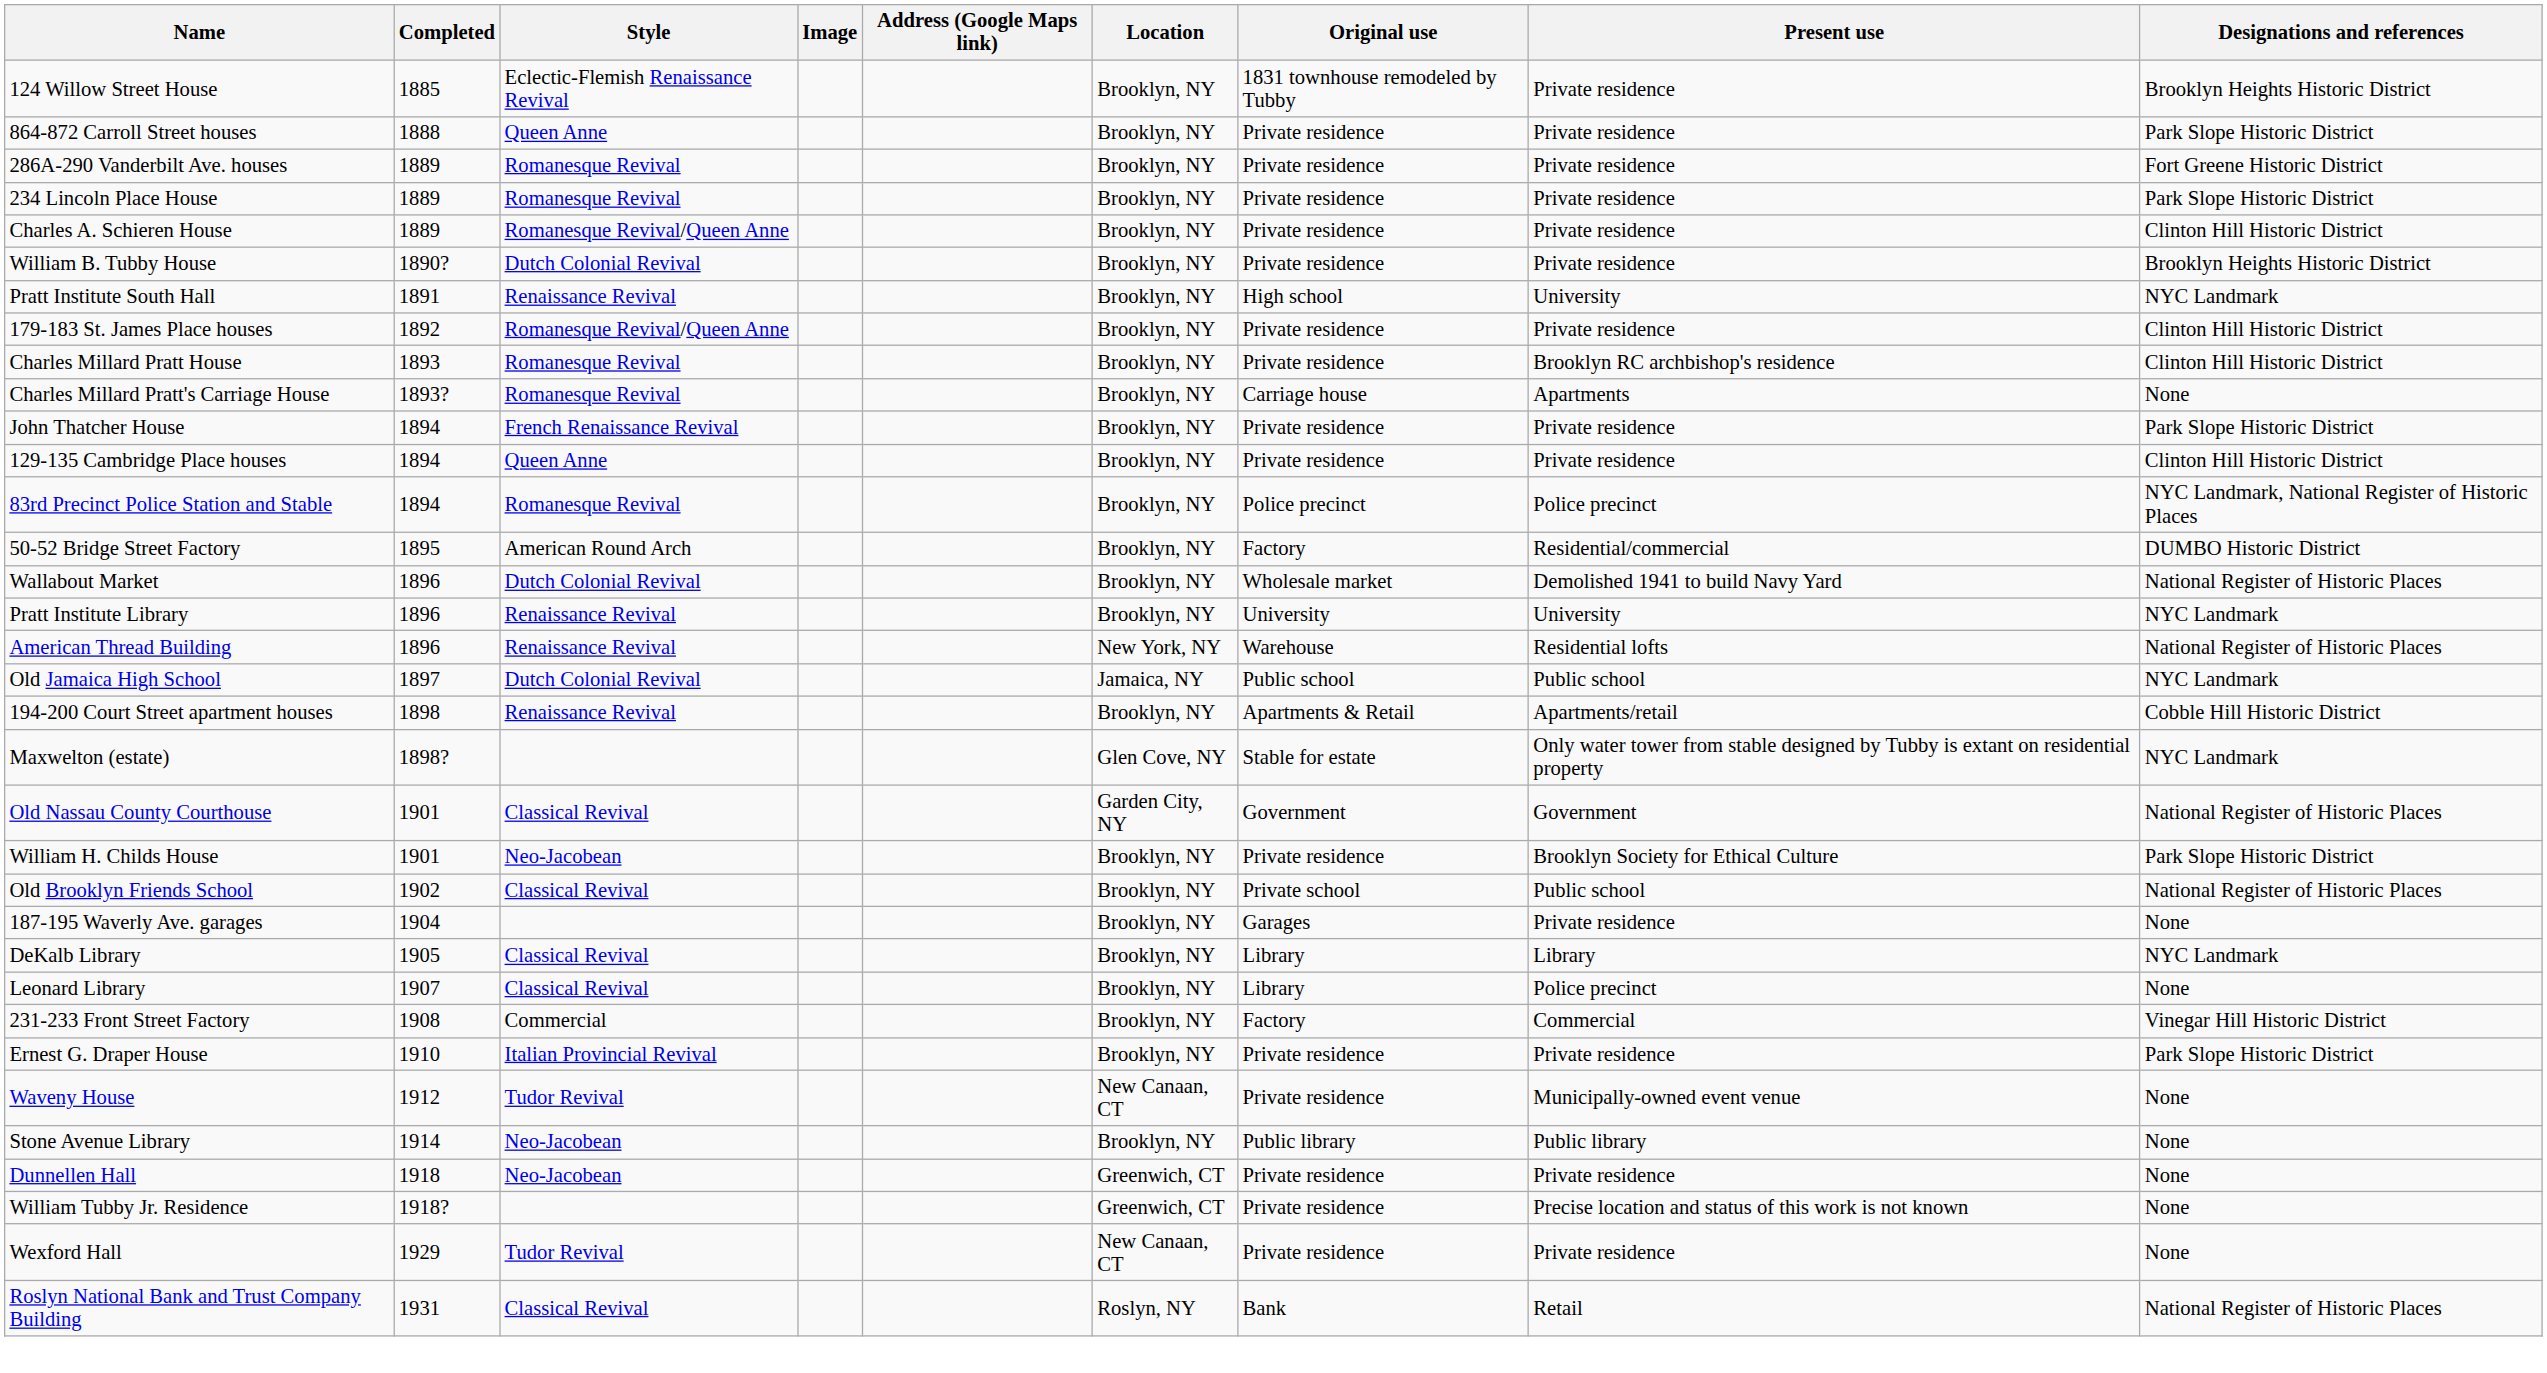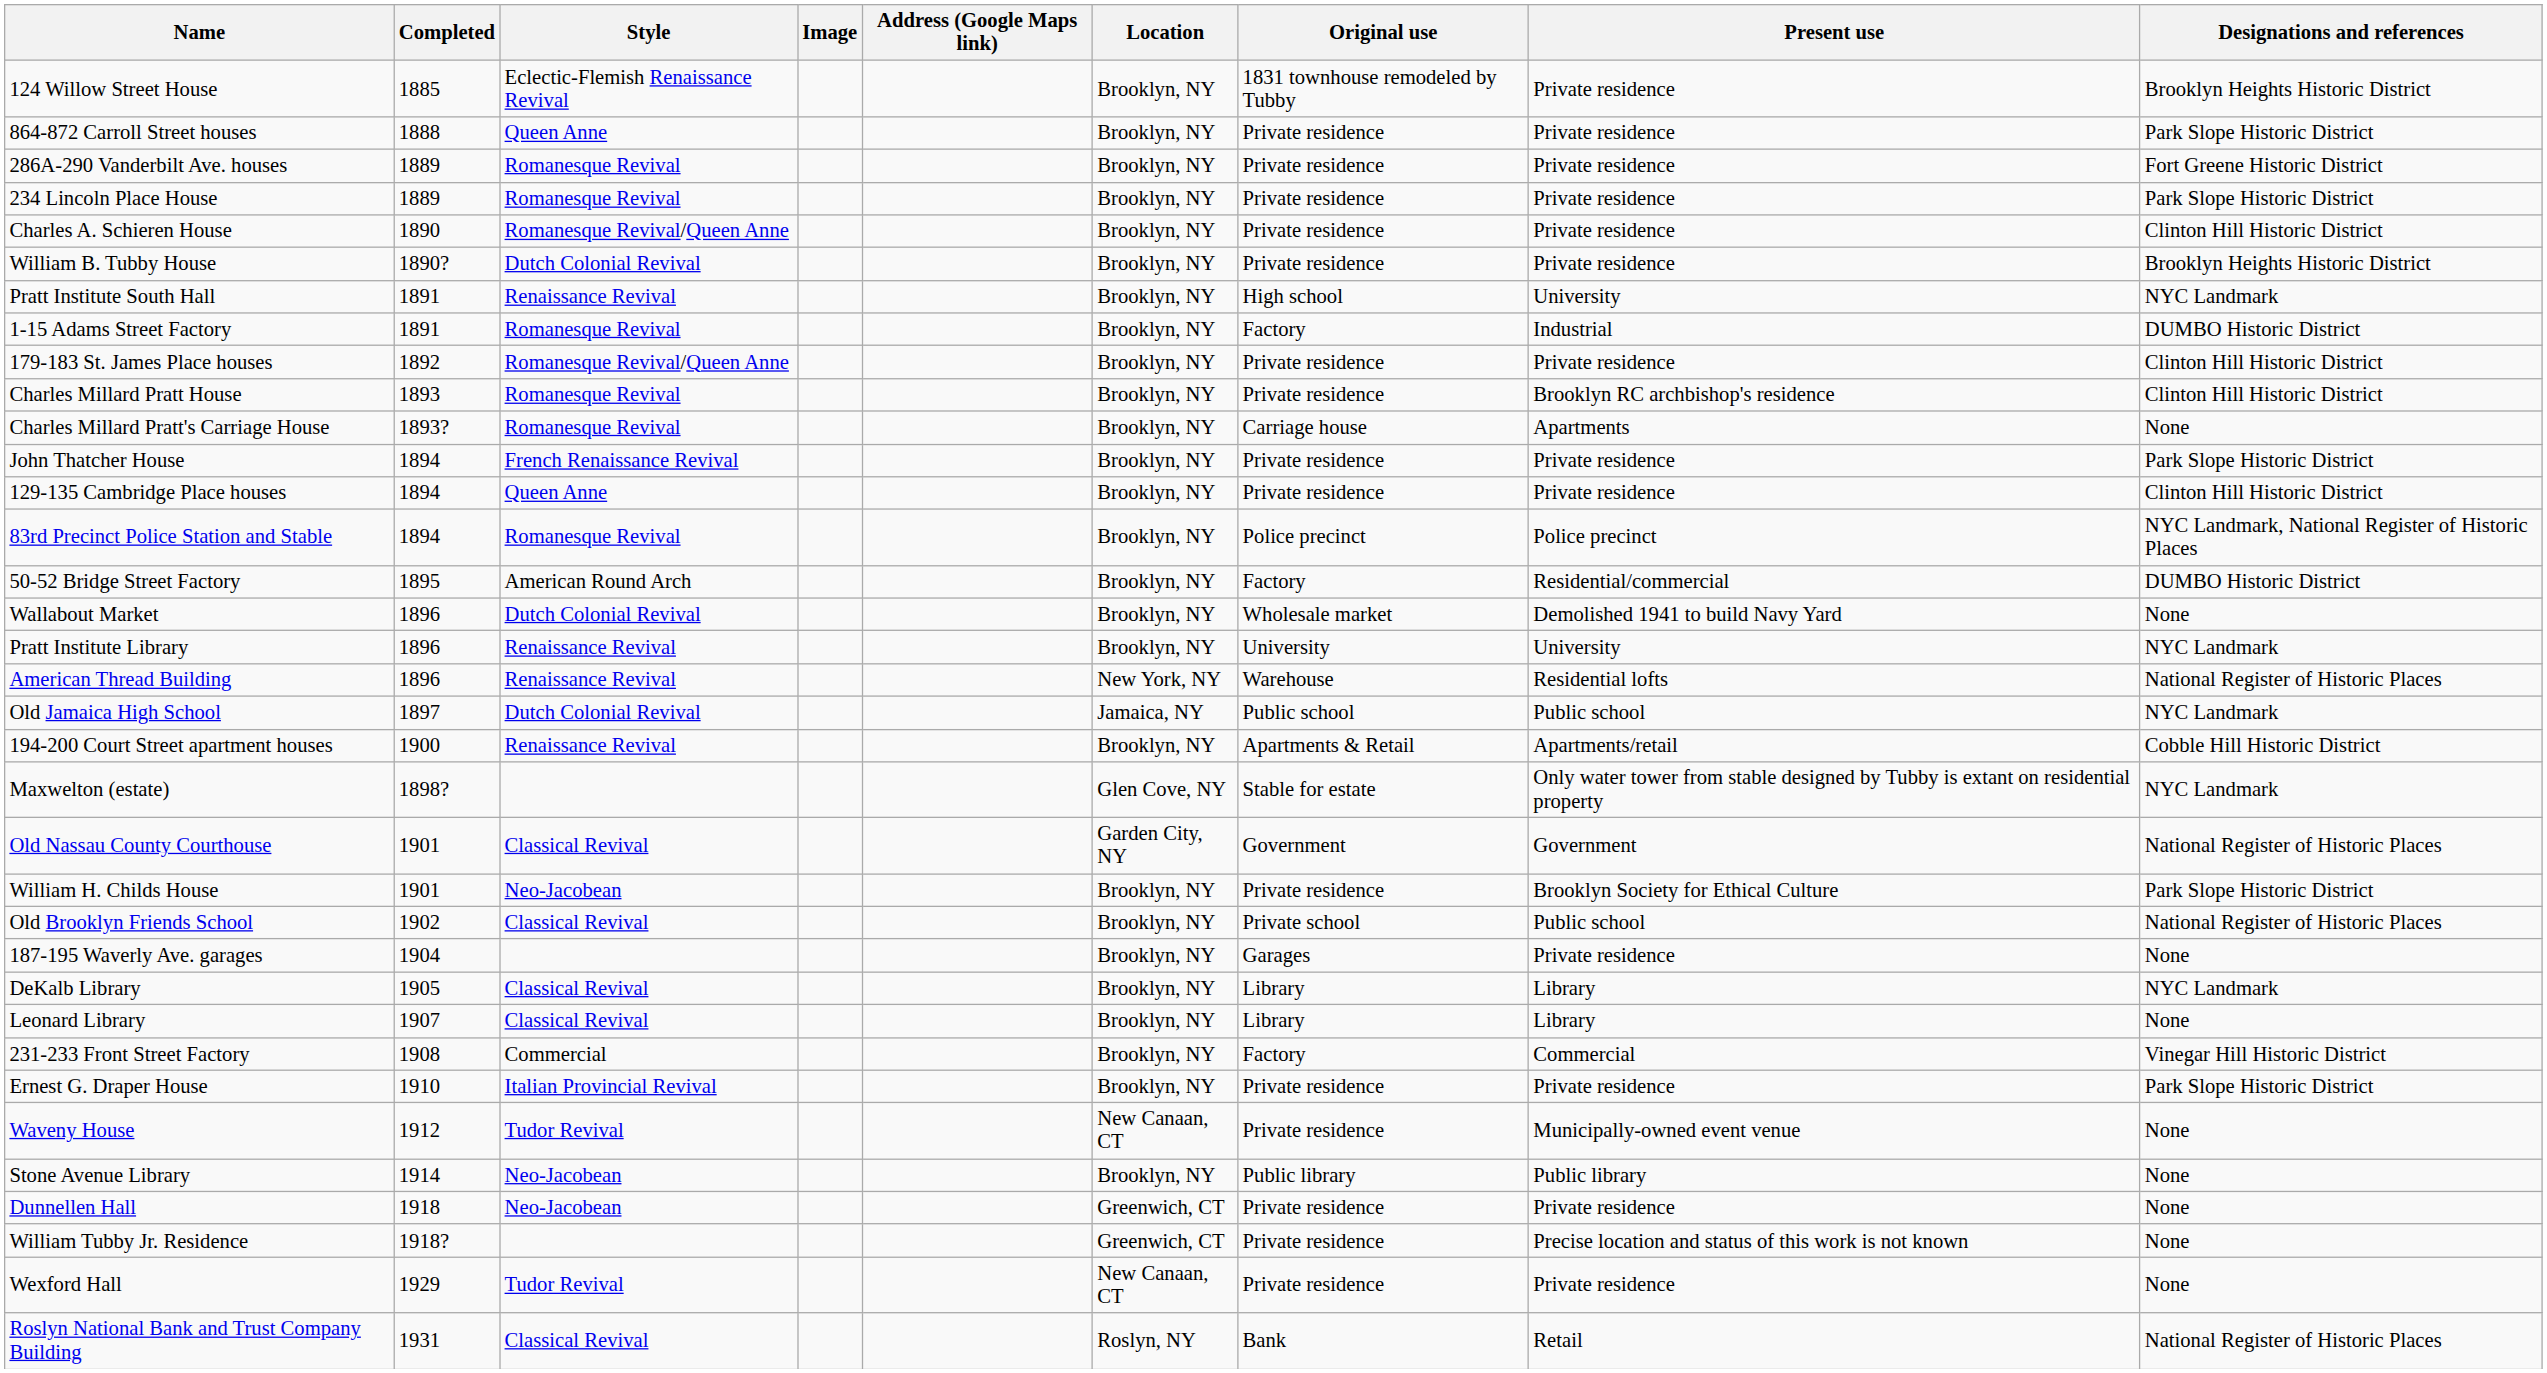(419, 230) 1889 -> (419, 230) 1890
+ row: (120, 329)
(2293, 581) National Register of Historic Places -> (2167, 614) None
(419, 712) 1898 -> (419, 745) 1900
(1595, 988) Police precinct -> (1564, 1020) Library
